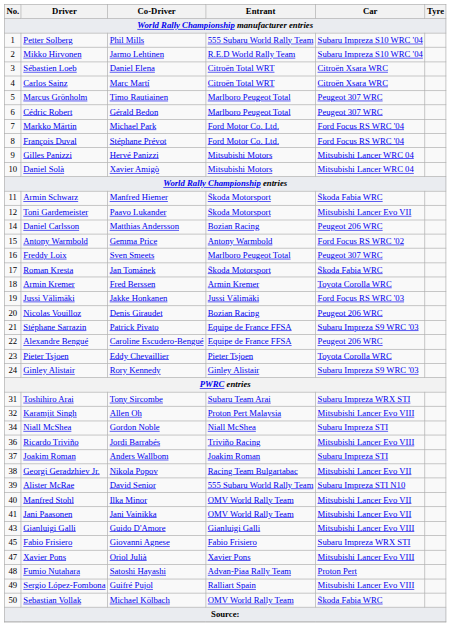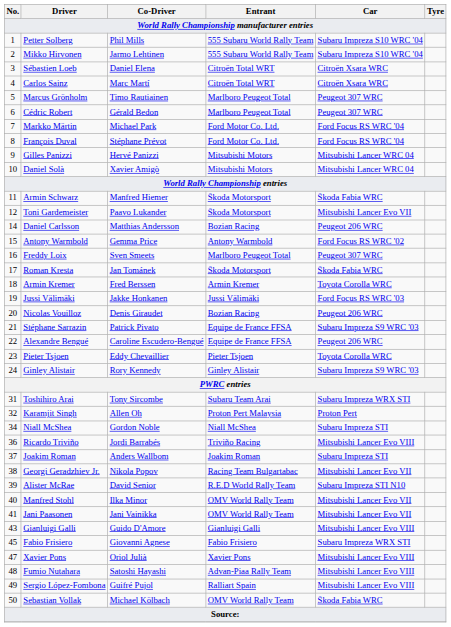(252, 54) R.E.D World Rally Team -> (261, 54) 555 Subaru World Rally Team
(366, 413) Mitsubishi Lancer Evo VIII -> (337, 413) Proton Pert
(261, 485) 555 Subaru World Rally Team -> (252, 485) R.E.D World Rally Team
(337, 571) Proton Pert -> (366, 571) Mitsubishi Lancer Evo VIII
